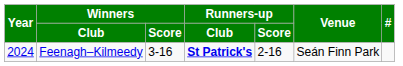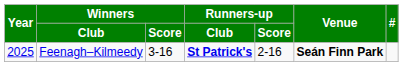(20, 52) 2024 -> (20, 52) 2025
(338, 52) normal -> (340, 52) bold
